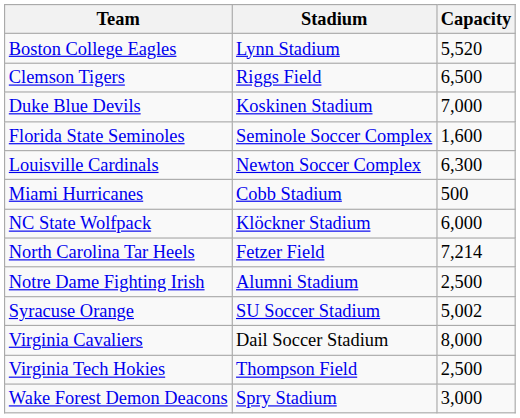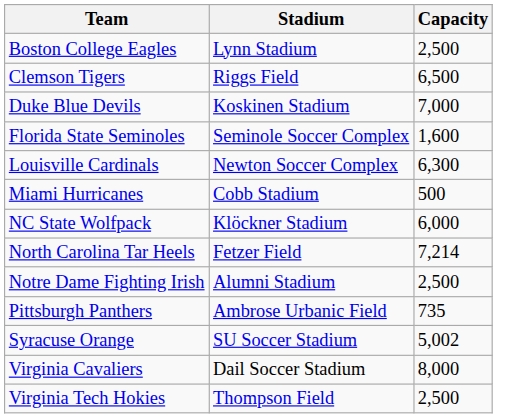(461, 48) 5,520 -> (438, 48) 2,500
+ row: (80, 310)
- row: (118, 398)
